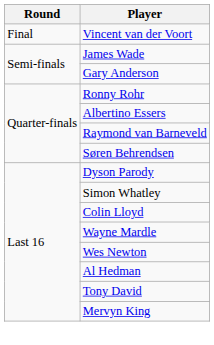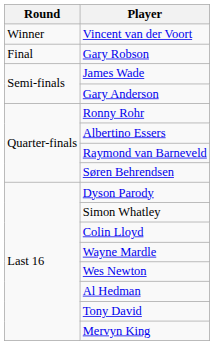(20, 34) Final -> (26, 34) Winner
+ row: (116, 53)
